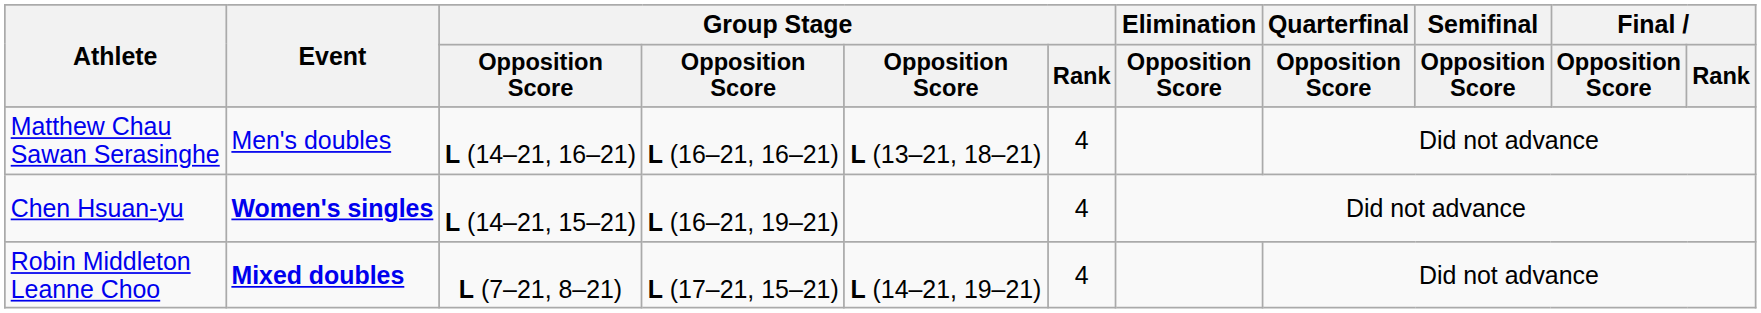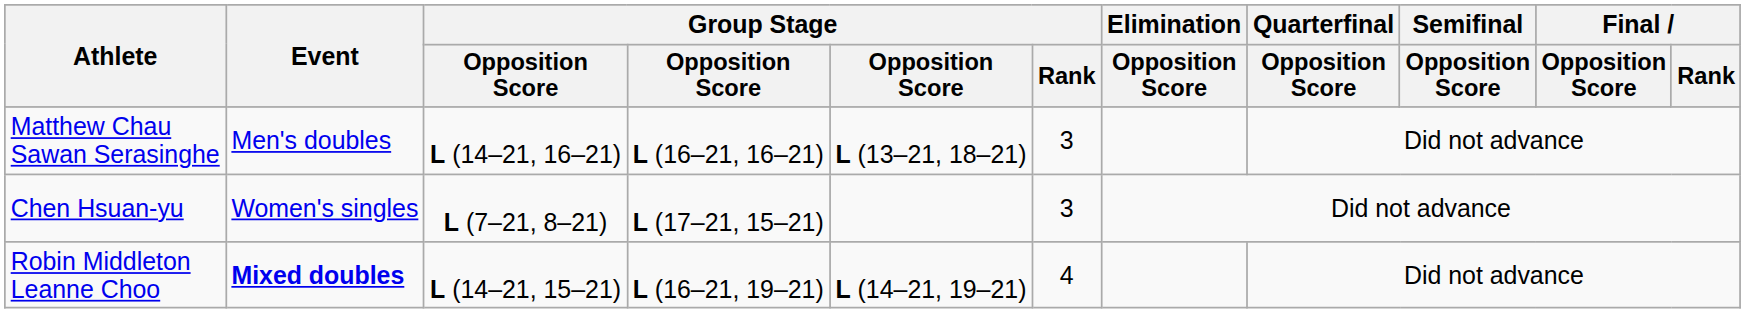(1082, 141) 4 -> (1067, 141) 3
(332, 208) bold -> (325, 208) normal
(541, 222) L (14–21, 15–21) -> (526, 222) L (7–21, 8–21)
(743, 222) L (16–21, 19–21) -> (728, 222) L (17–21, 15–21)
(1082, 208) 4 -> (1067, 208) 3
(540, 289) L (7–21, 8–21) -> (526, 289) L (14–21, 15–21)
(743, 289) L (17–21, 15–21) -> (728, 289) L (16–21, 19–21)
